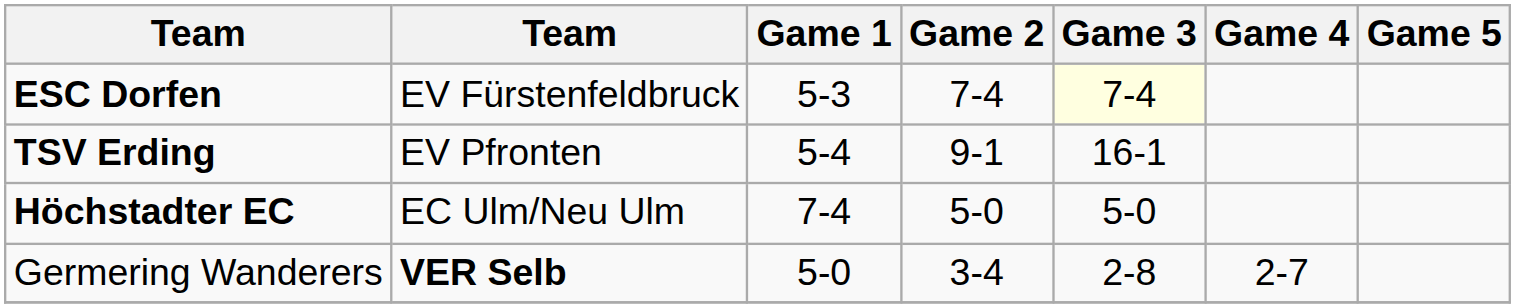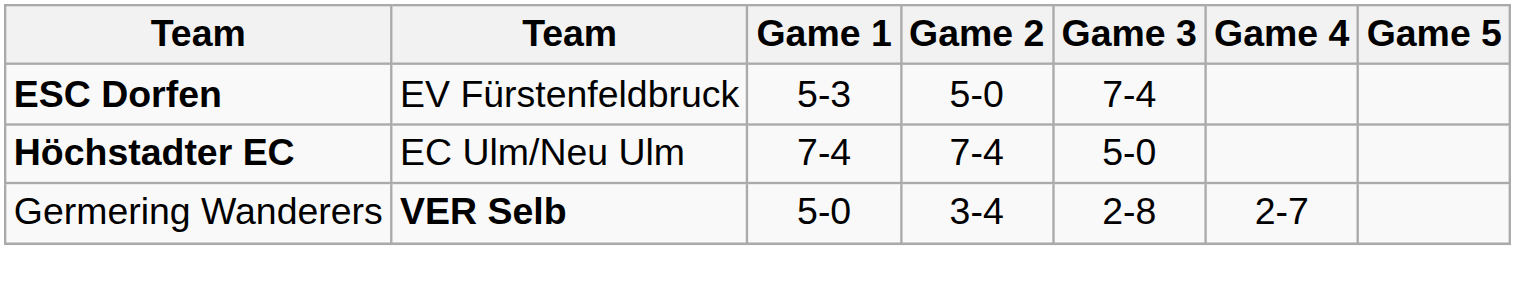(977, 93) 7-4 -> (977, 93) 5-0
(1129, 93) lightyellow background -> (1129, 93) no background
- row: (115, 152)
(977, 212) 5-0 -> (977, 152) 7-4
